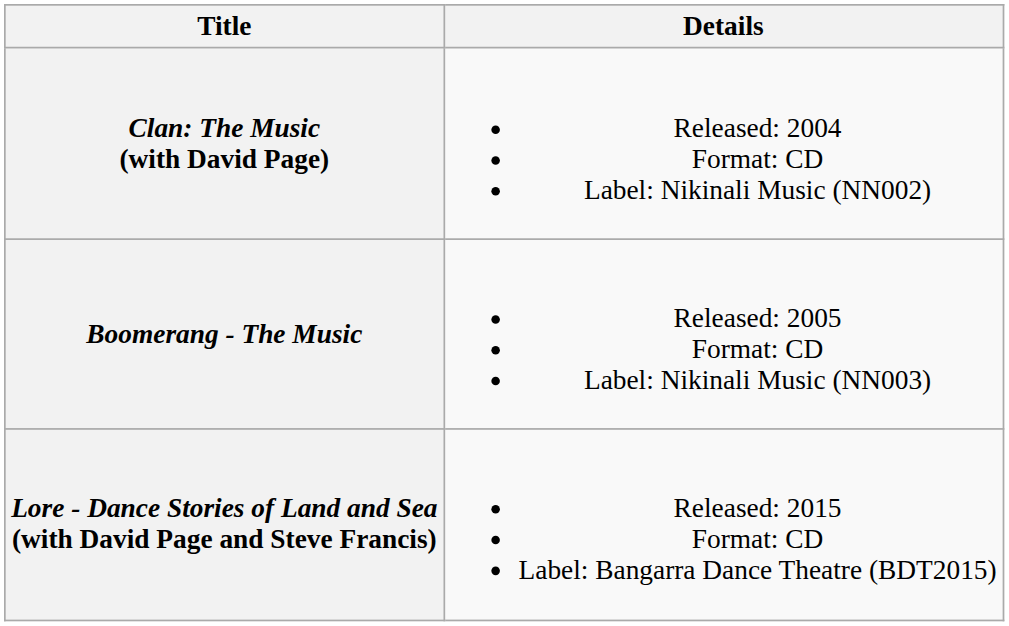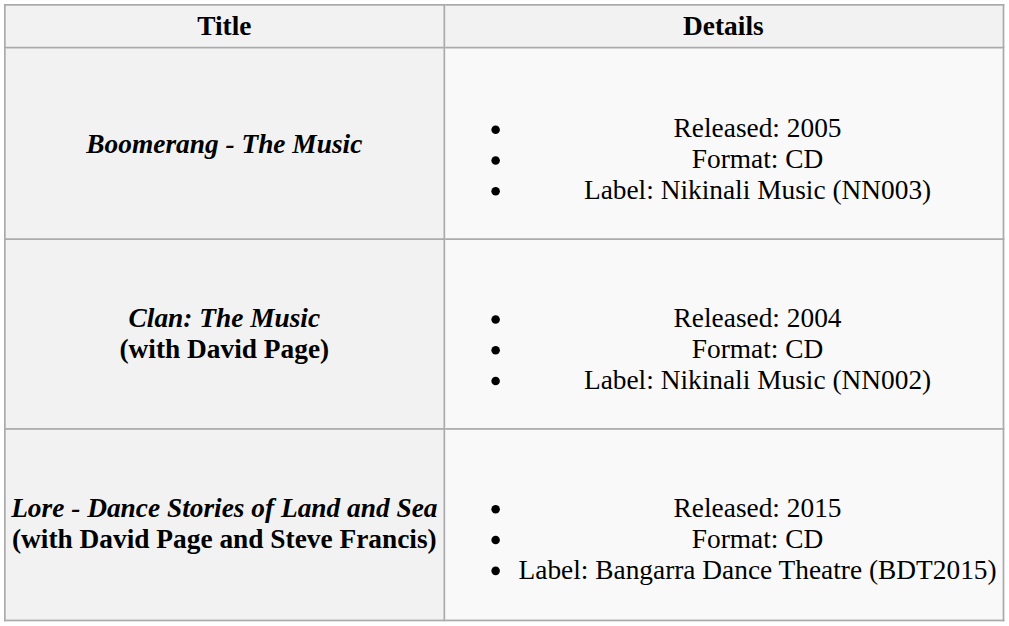rows swapped: (224, 143) <-> (224, 333)
